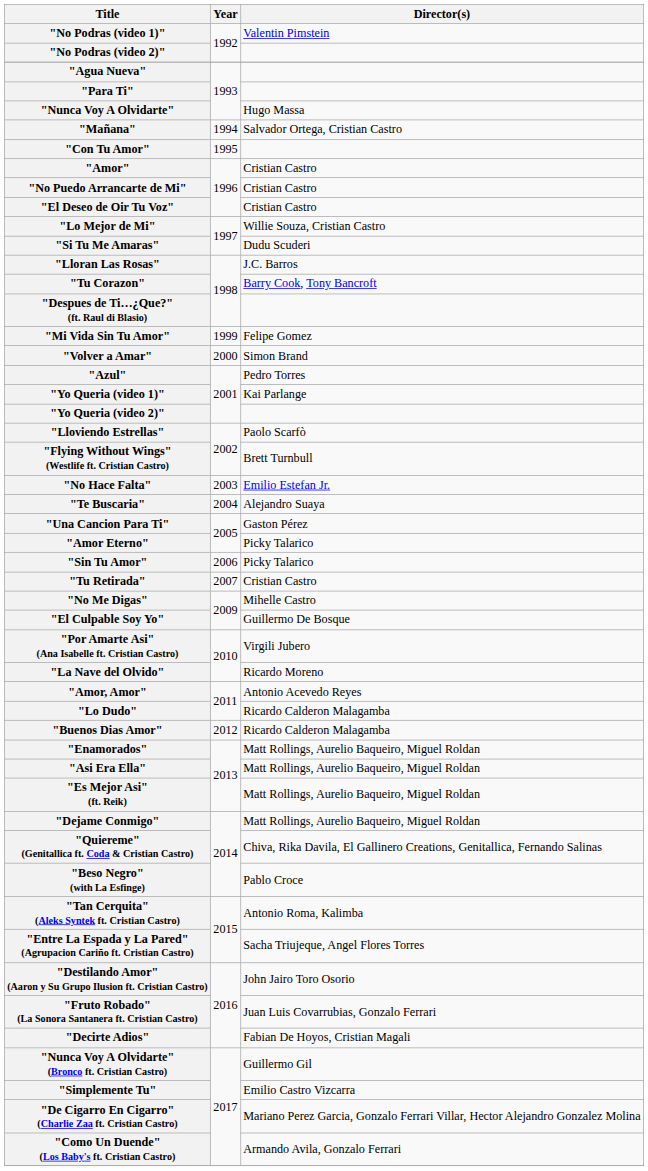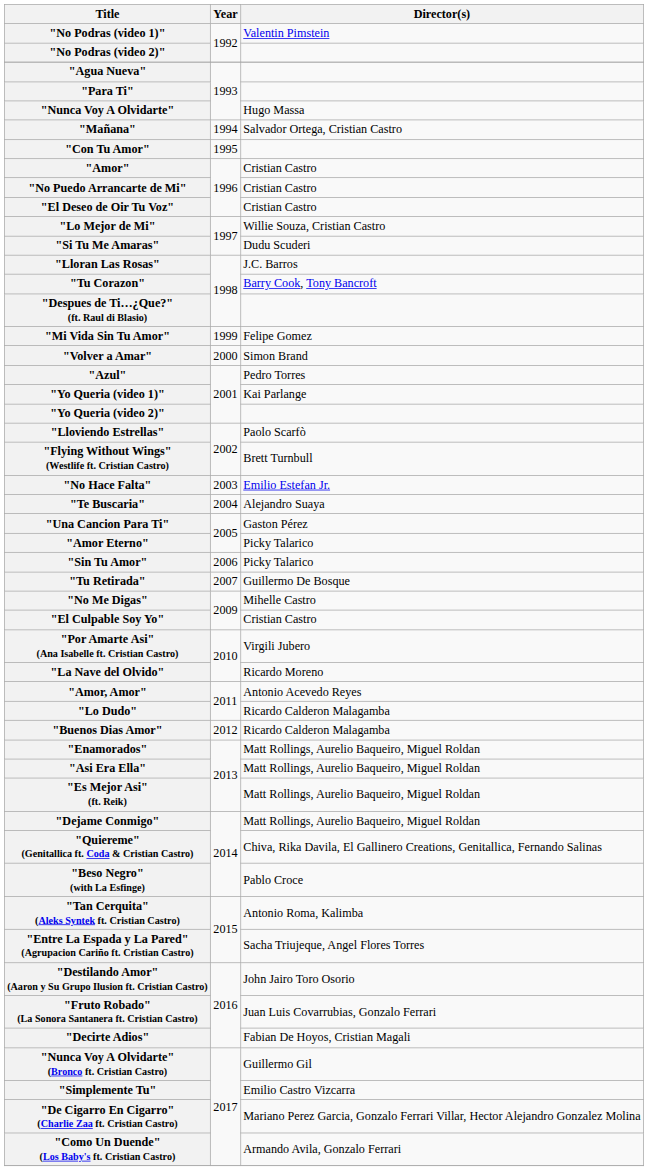(280, 581) Cristian Castro -> (297, 581) Guillermo De Bosque
(297, 620) Guillermo De Bosque -> (280, 620) Cristian Castro
